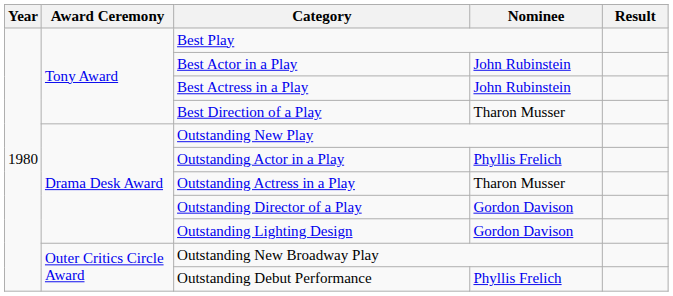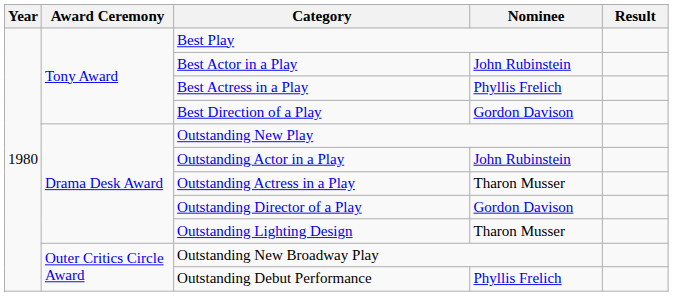(522, 87) John Rubinstein -> (518, 87) Phyllis Frelich
(519, 111) Tharon Musser -> (523, 111) Gordon Davison
(518, 159) Phyllis Frelich -> (522, 159) John Rubinstein
(523, 231) Gordon Davison -> (519, 231) Tharon Musser
